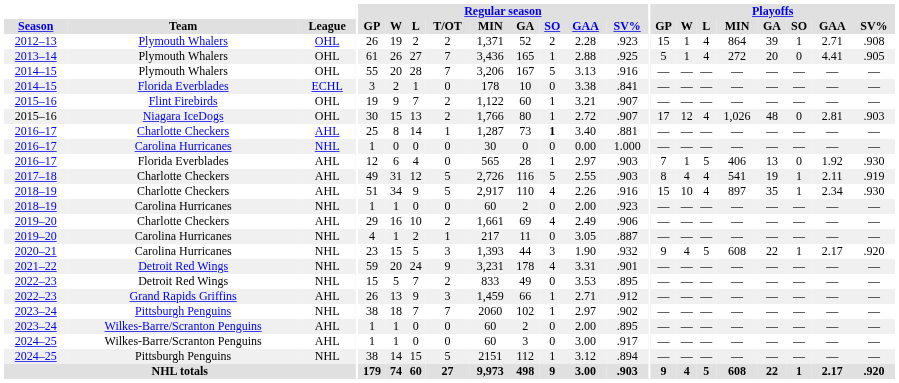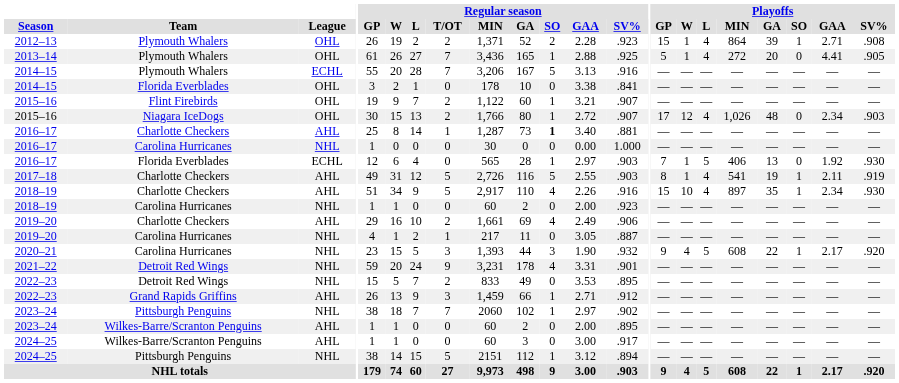(327, 71) OHL -> (327, 71) ECHL
(327, 86) ECHL -> (327, 86) OHL
(832, 116) 2.81 -> (832, 116) 2.34
(327, 161) AHL -> (327, 161) ECHL
(687, 176) 4 -> (687, 176) 1
